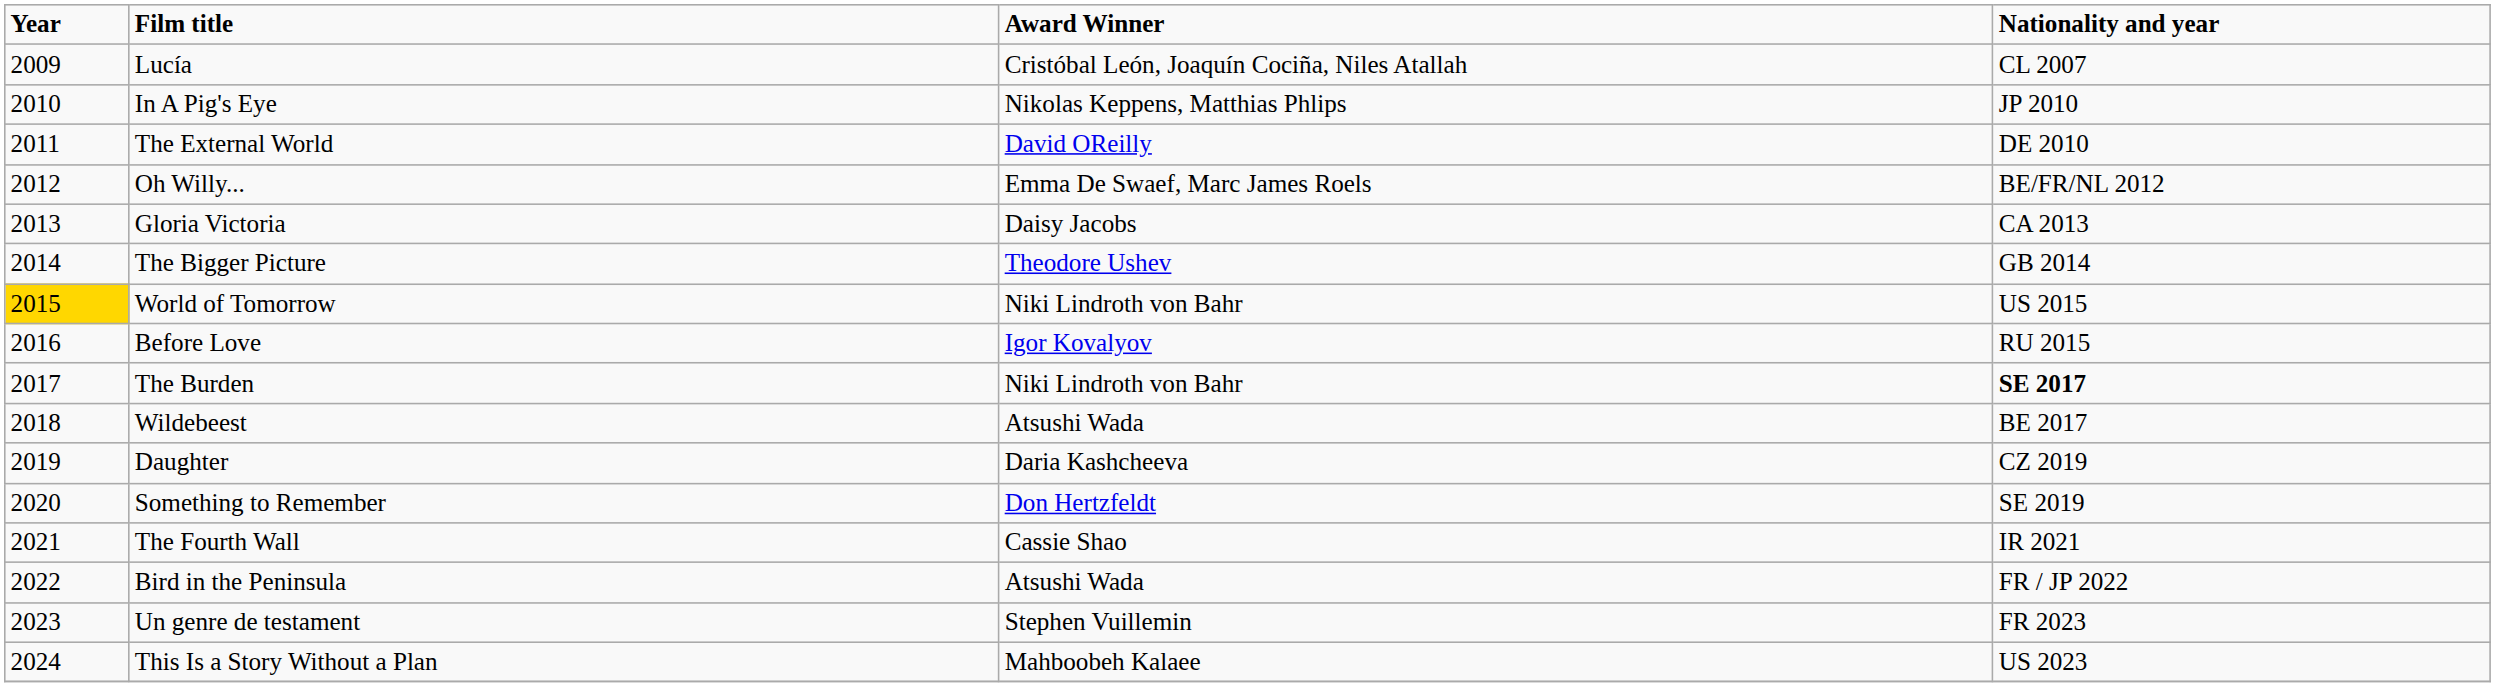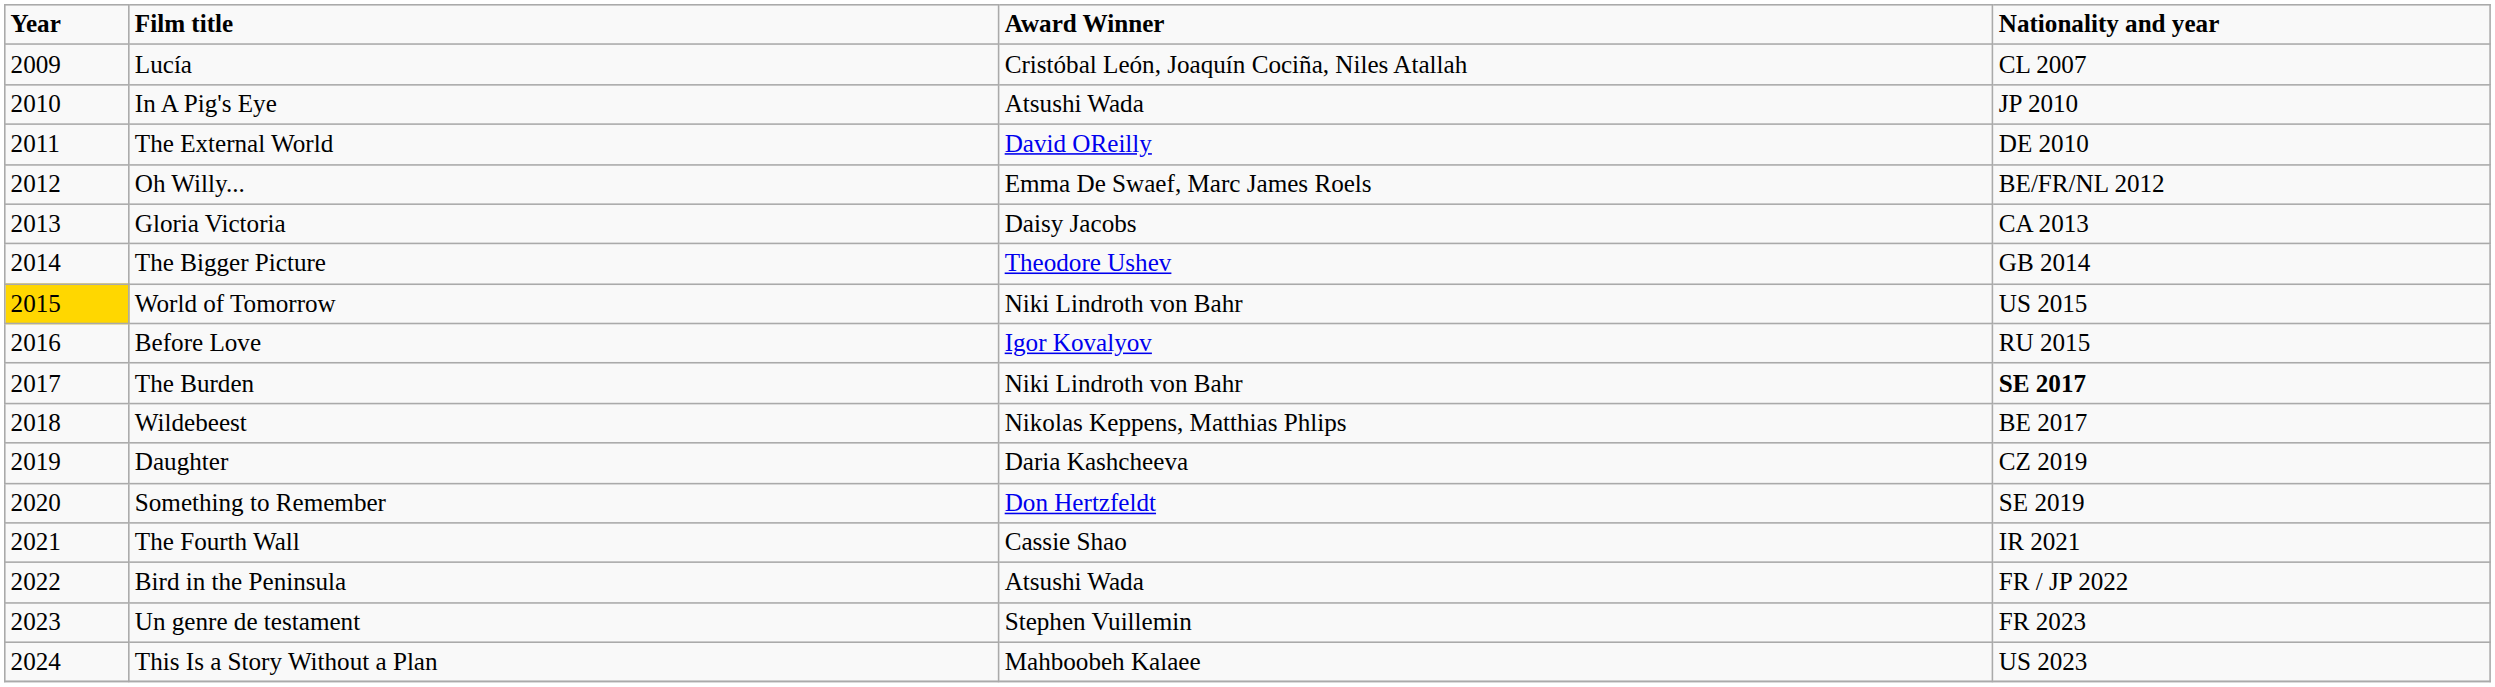(1176, 104) Nikolas Keppens, Matthias Phlips -> (1074, 104) Atsushi Wada
(1074, 422) Atsushi Wada -> (1176, 422) Nikolas Keppens, Matthias Phlips
